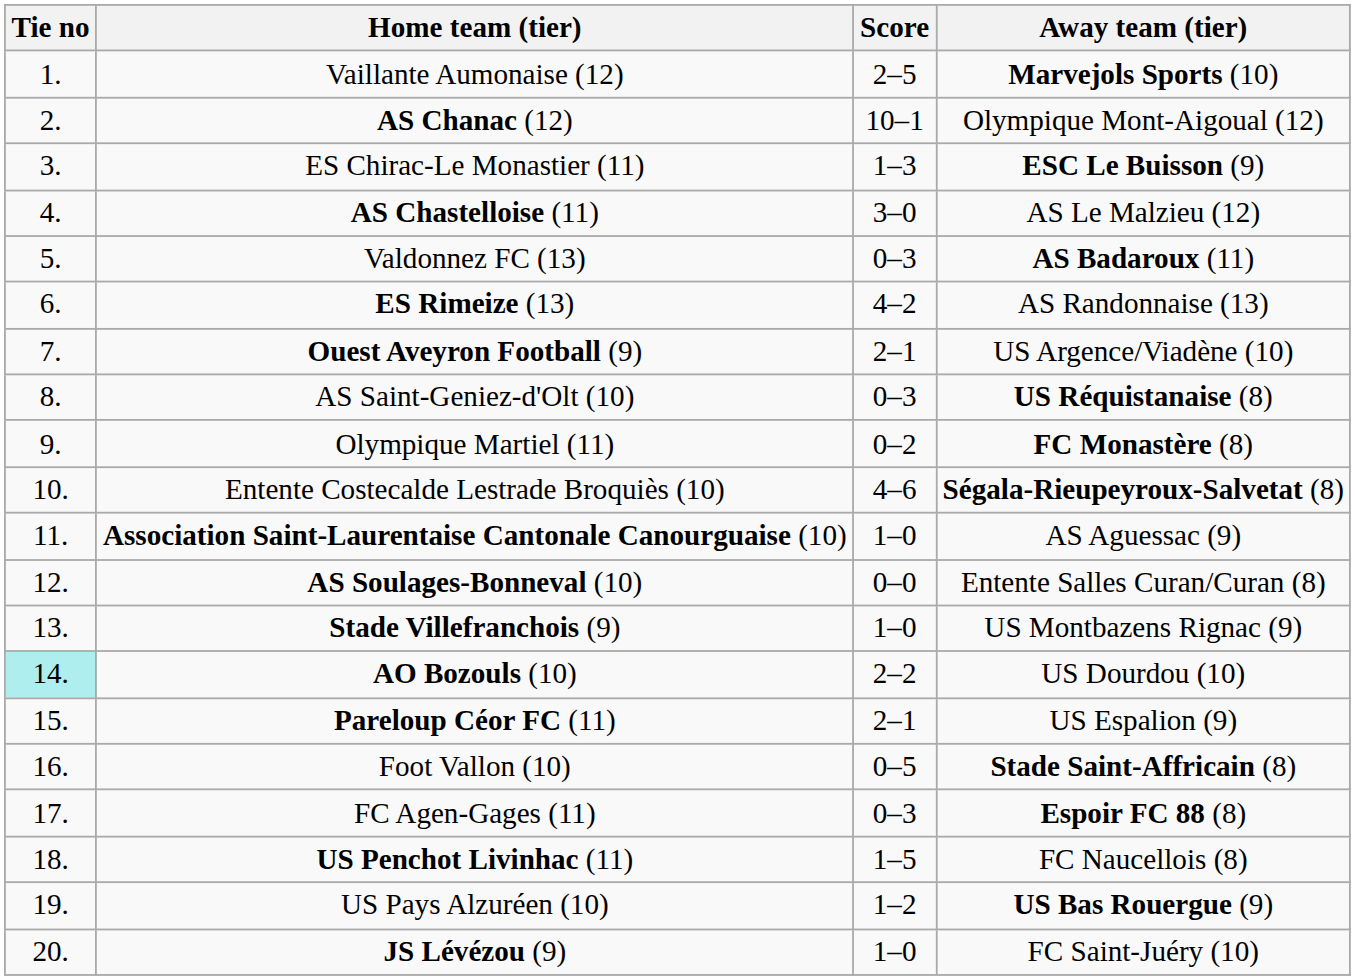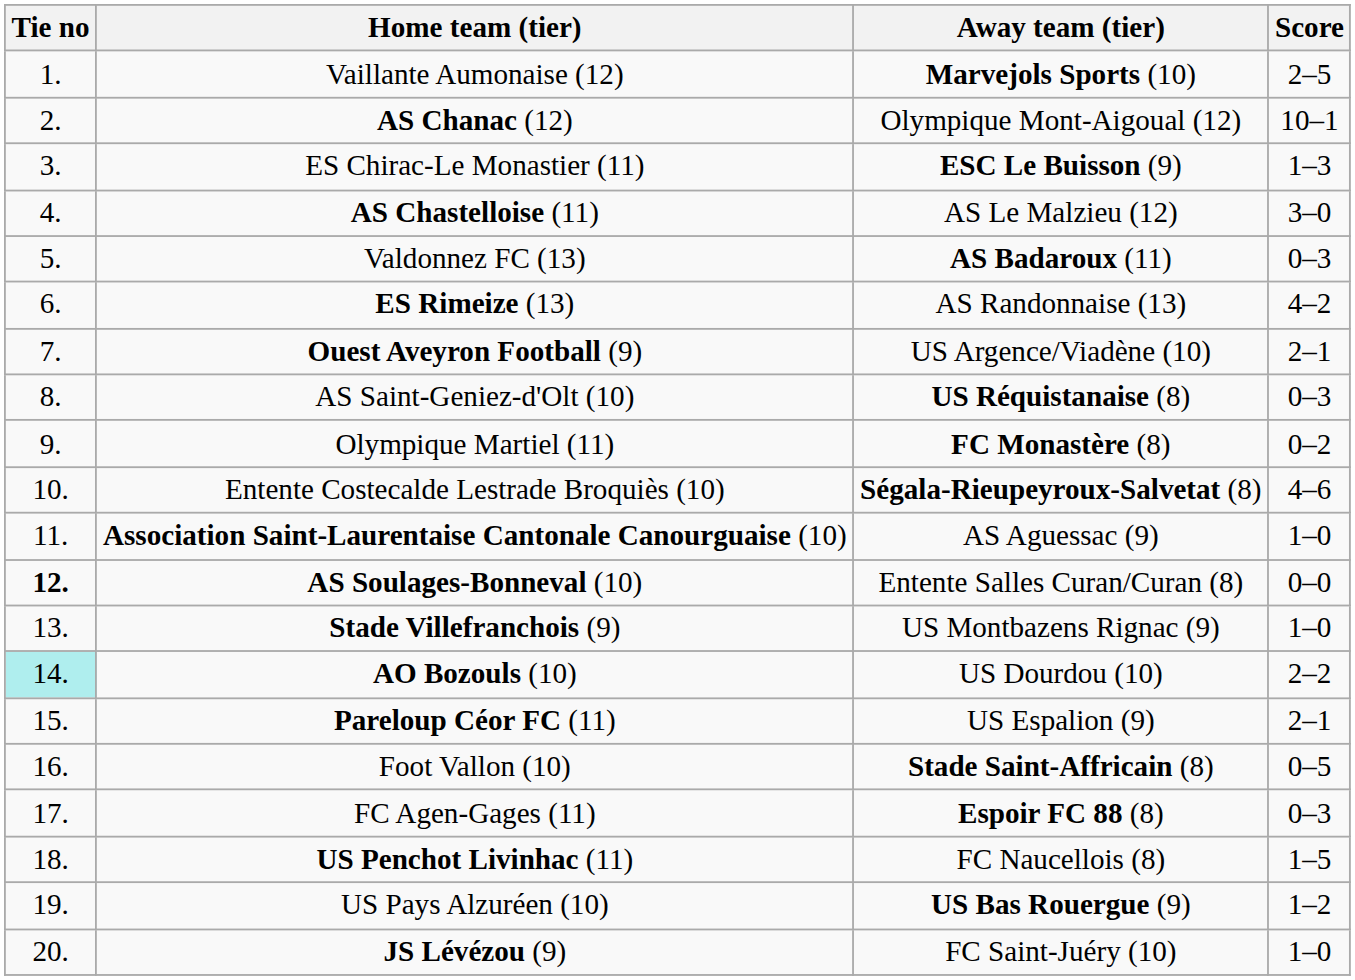columns swapped: (895, 27) <-> (1143, 27)
(51, 581) normal -> (51, 581) bold
